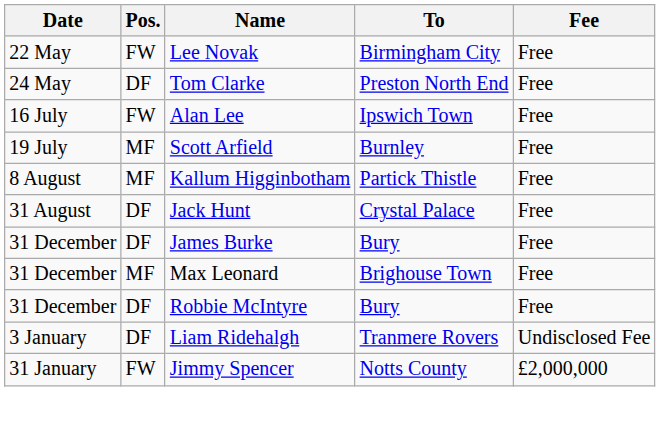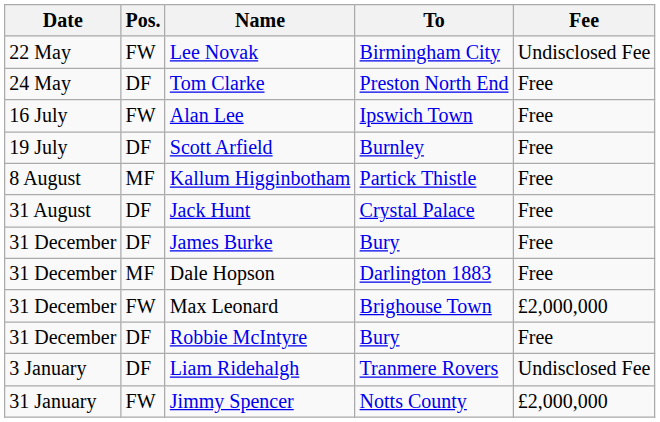(535, 52) Free -> (584, 52) Undisclosed Fee
(140, 147) MF -> (138, 147) DF
+ row: (222, 274)
(140, 274) MF -> (141, 305) FW
(535, 274) Free -> (563, 305) £2,000,000
